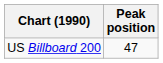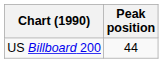(131, 48) 47 -> (131, 48) 44
